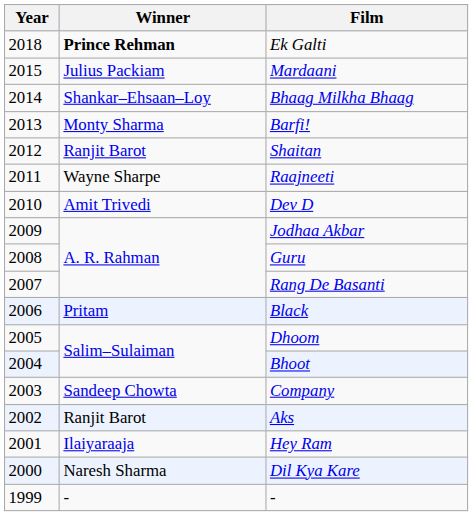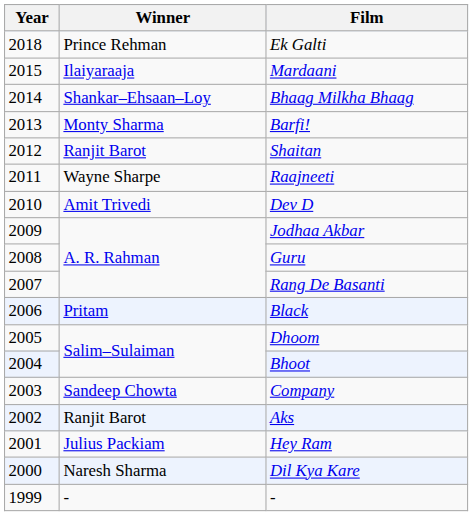(119, 44) bold -> (115, 44) normal
(114, 71) Julius Packiam -> (99, 71) Ilaiyaraaja
(99, 444) Ilaiyaraaja -> (114, 444) Julius Packiam
